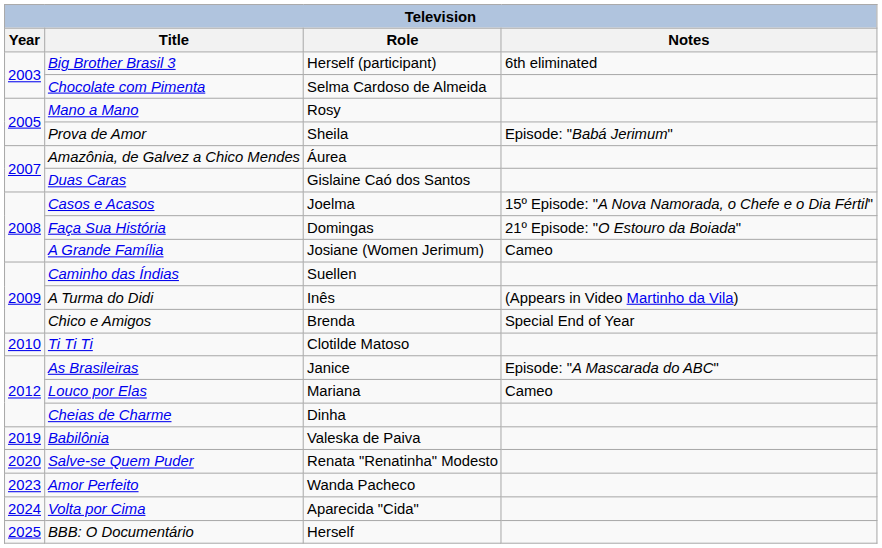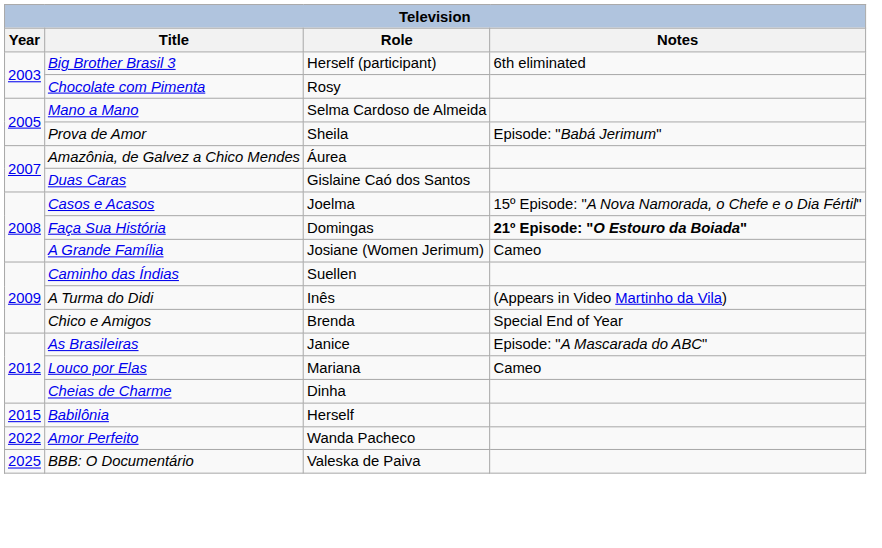(397, 87) Selma Cardoso de Almeida -> (324, 87) Rosy
(324, 110) Rosy -> (397, 110) Selma Cardoso de Almeida
(623, 228) normal -> (620, 228) bold
- row: (70, 345)
(24, 438) 2019 -> (24, 415) 2015
(364, 438) Valeska de Paiva -> (330, 415) Herself
- row: (121, 462)
(24, 485) 2023 -> (24, 438) 2022
- row: (97, 509)
(330, 532) Herself -> (364, 462) Valeska de Paiva
